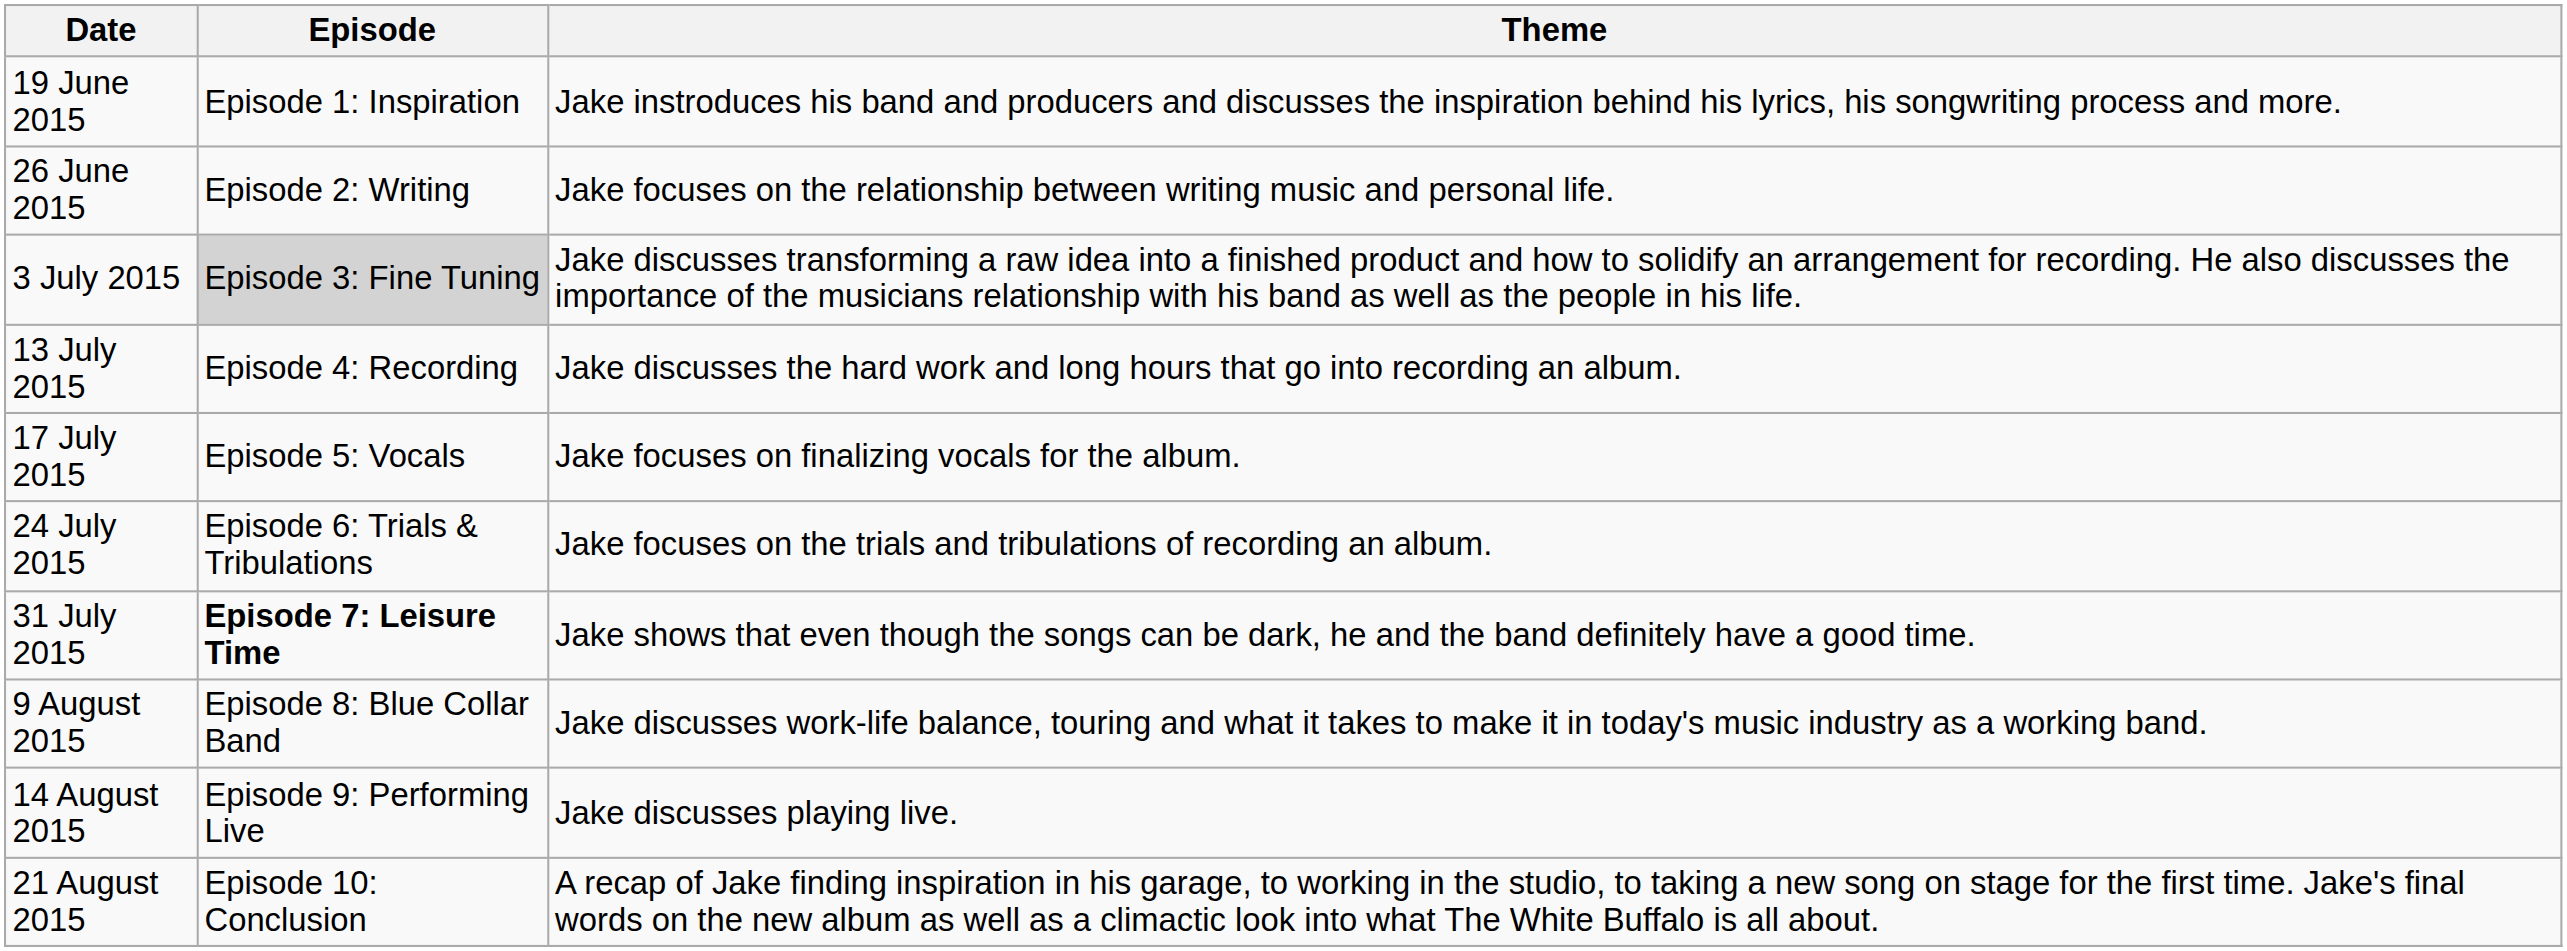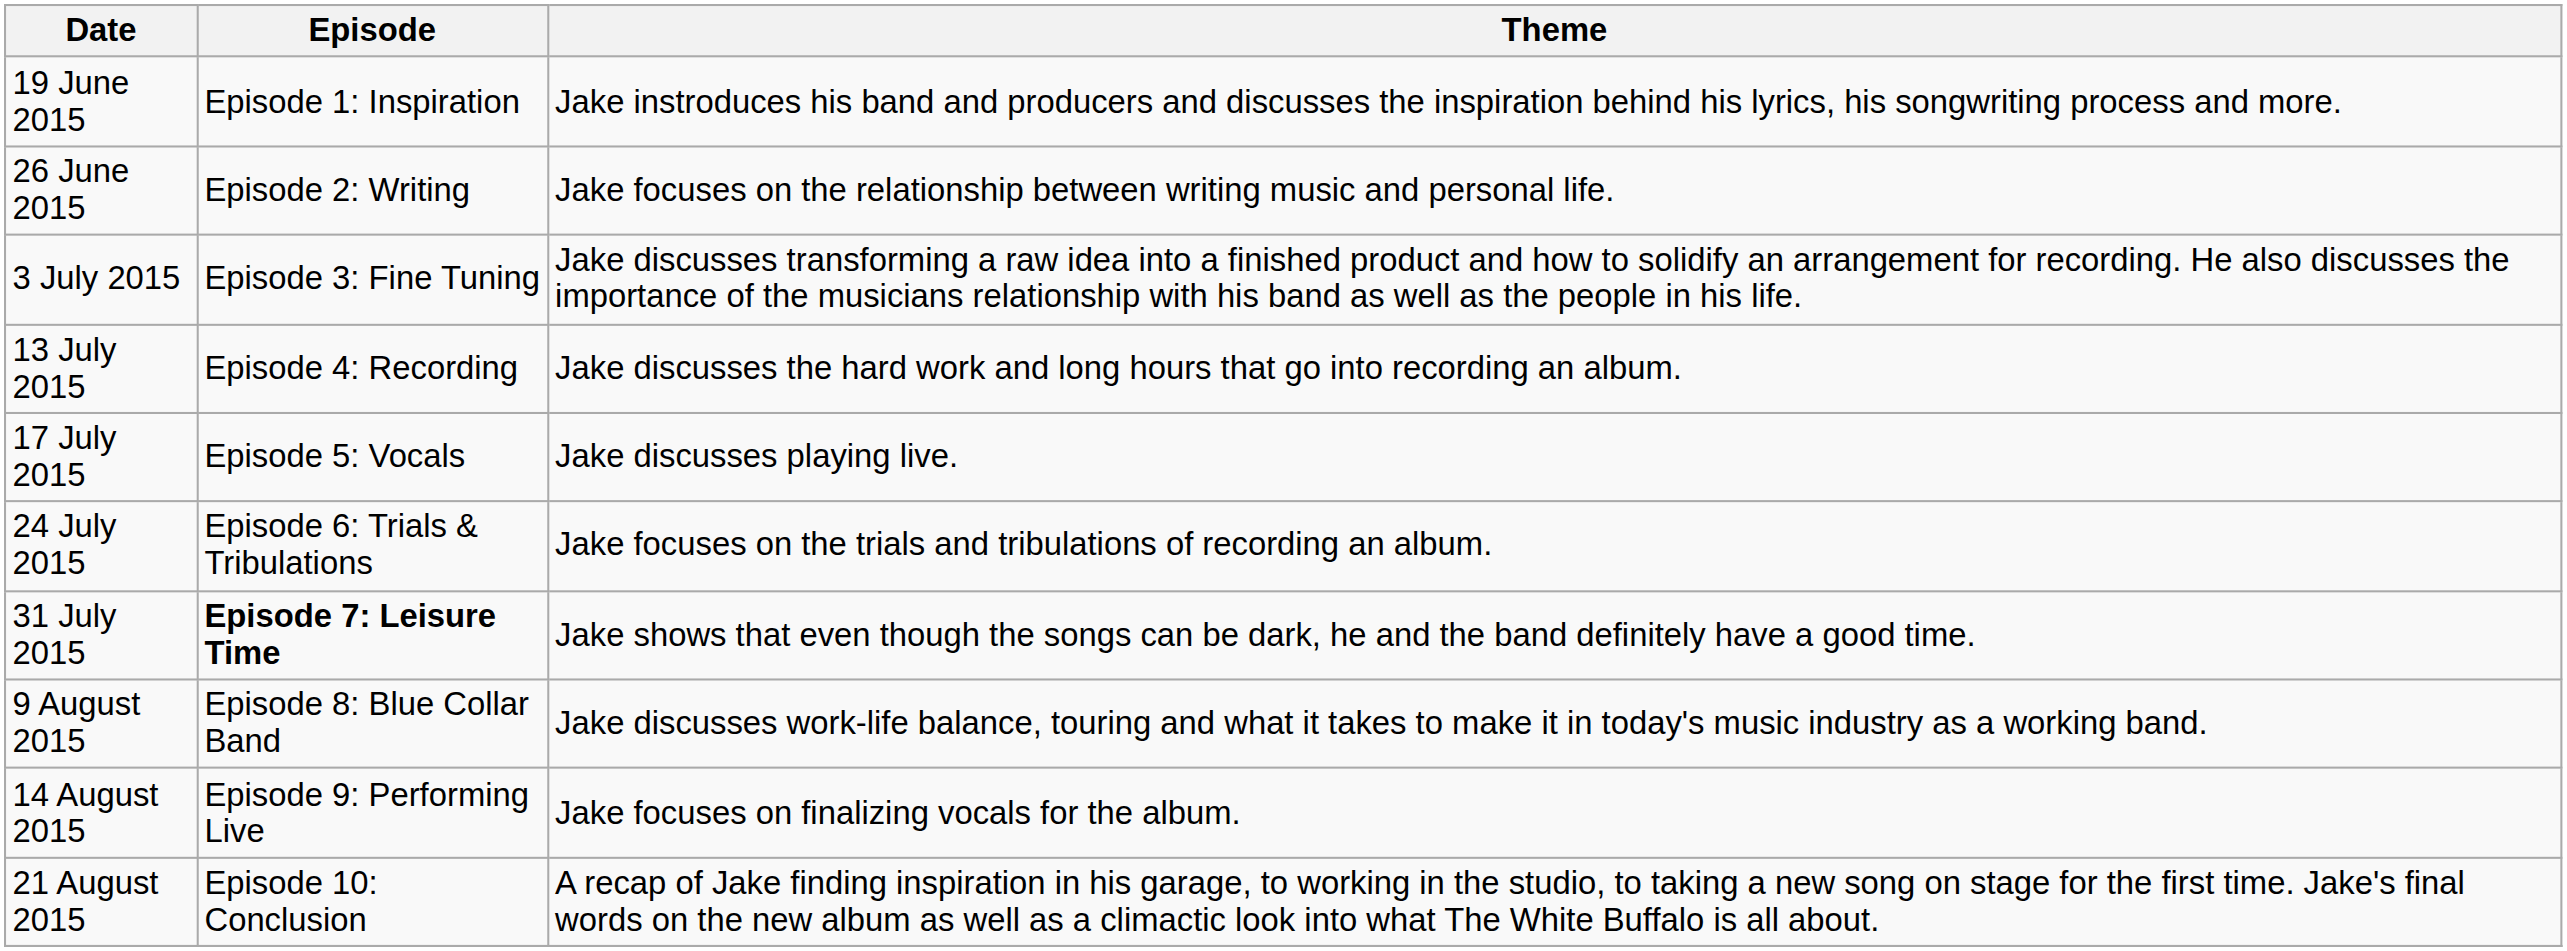(372, 278) lightgrey background -> (372, 278) no background
(898, 456) Jake focuses on finalizing vocals for the album. -> (757, 456) Jake discusses playing live.
(757, 812) Jake discusses playing live. -> (898, 812) Jake focuses on finalizing vocals for the album.
